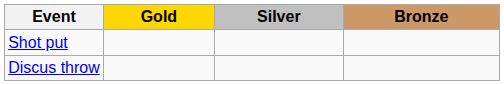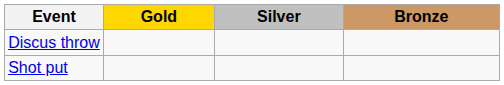rows swapped: (38, 42) <-> (54, 67)
